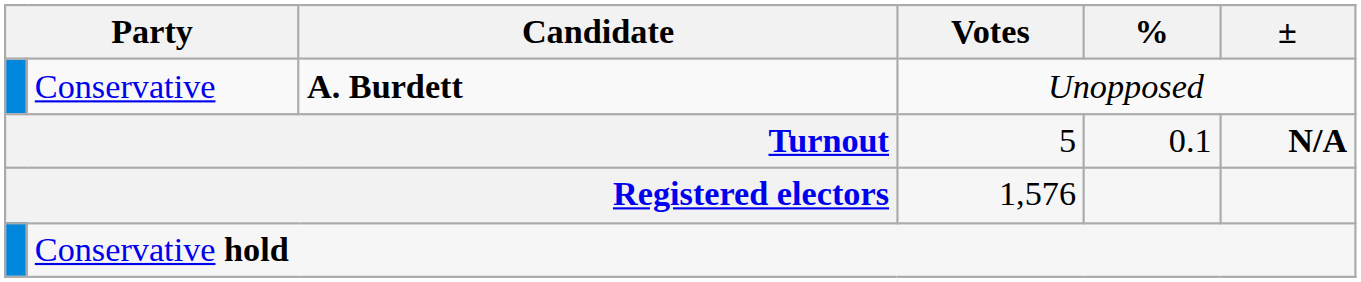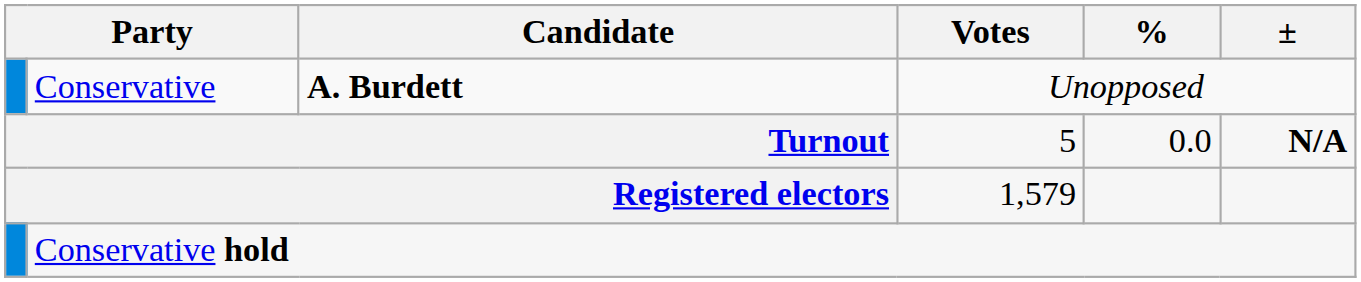(1190, 140) 0.1 -> (1190, 140) 0.0
(1037, 194) 1,576 -> (1037, 194) 1,579
